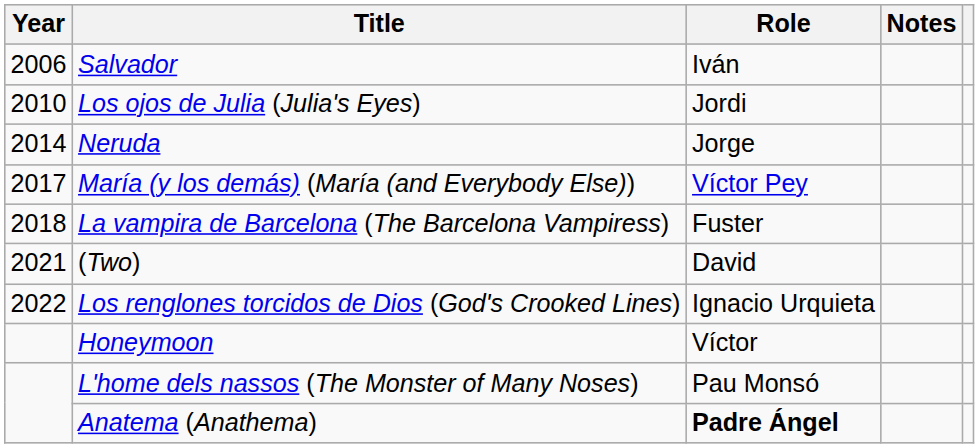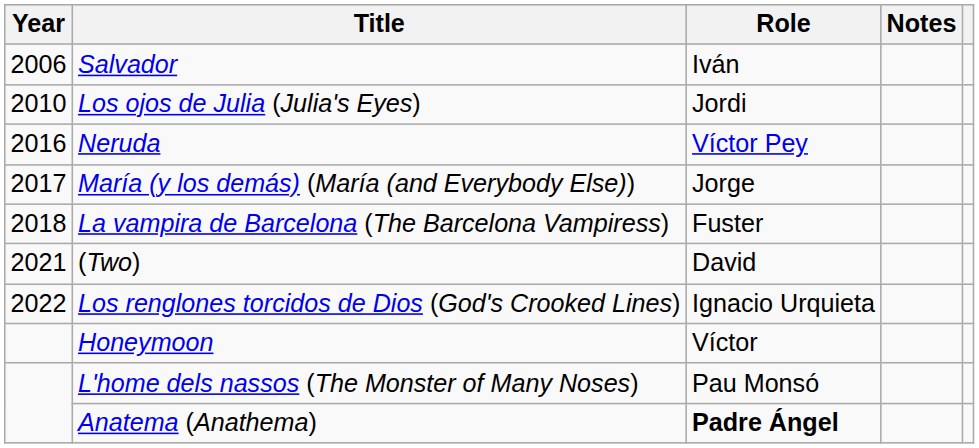(39, 143) 2014 -> (39, 143) 2016
(723, 143) Jorge -> (750, 143) Víctor Pey
(750, 183) Víctor Pey -> (723, 183) Jorge
